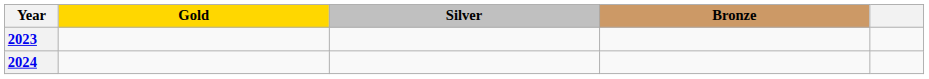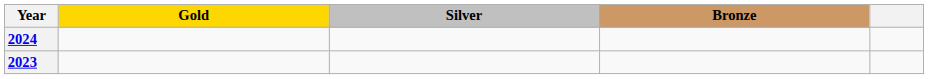rows swapped: (22, 39) <-> (22, 62)
